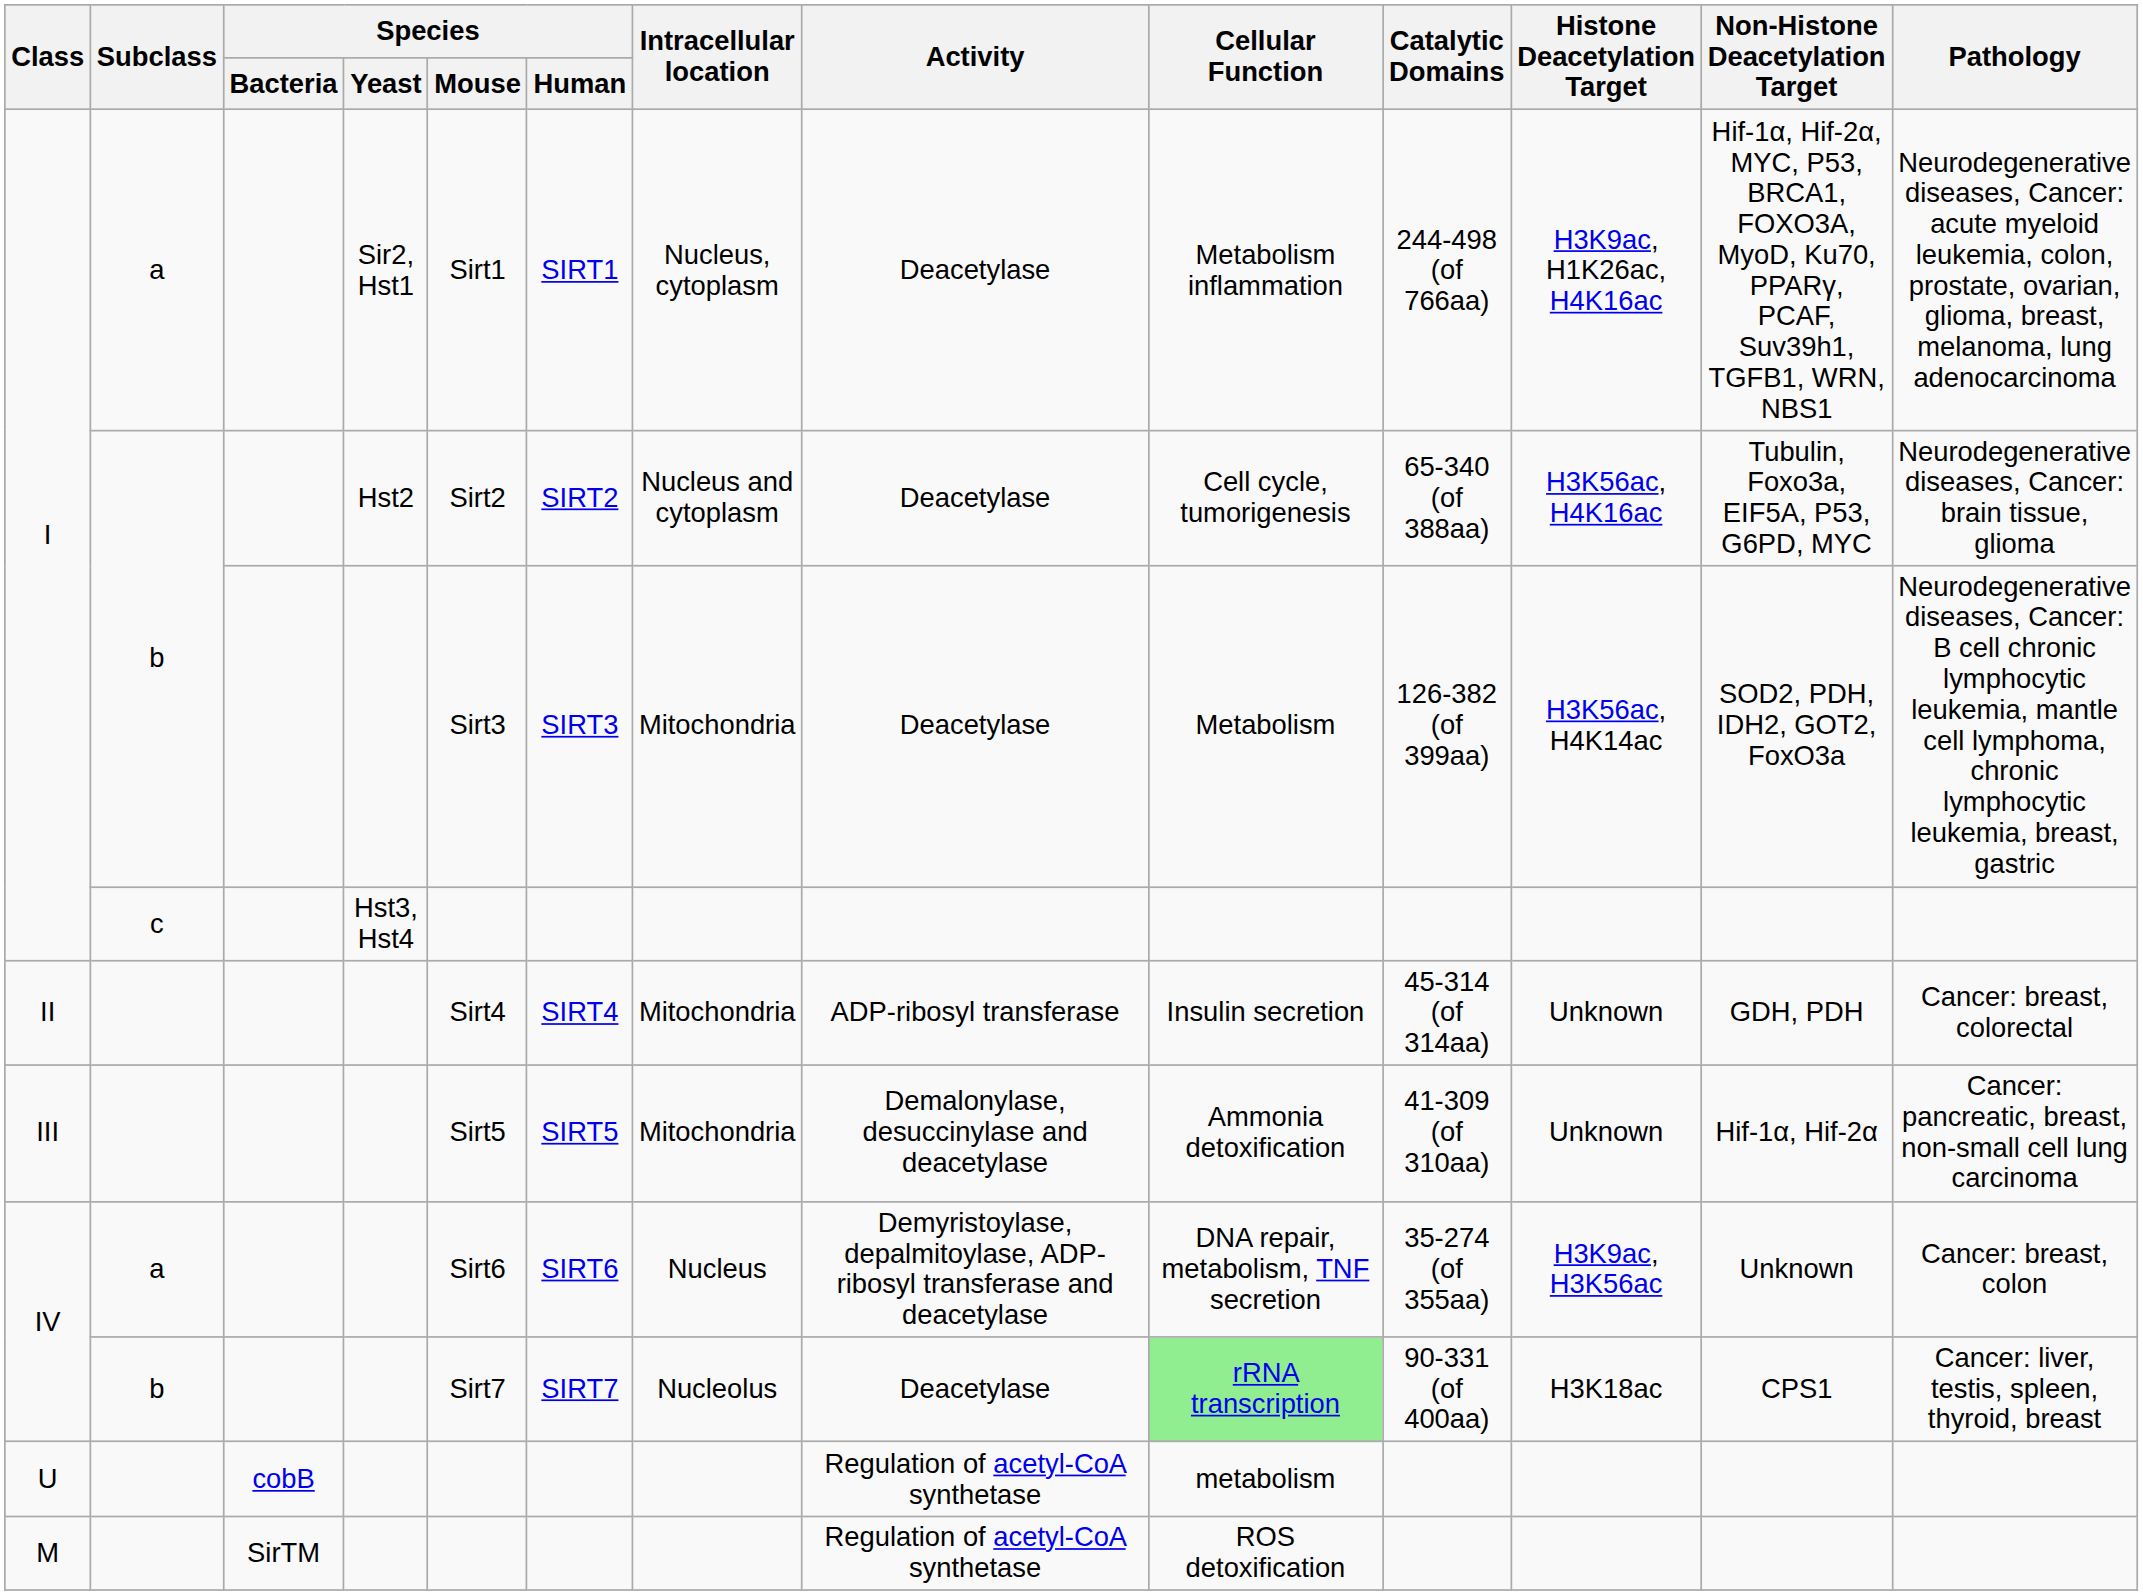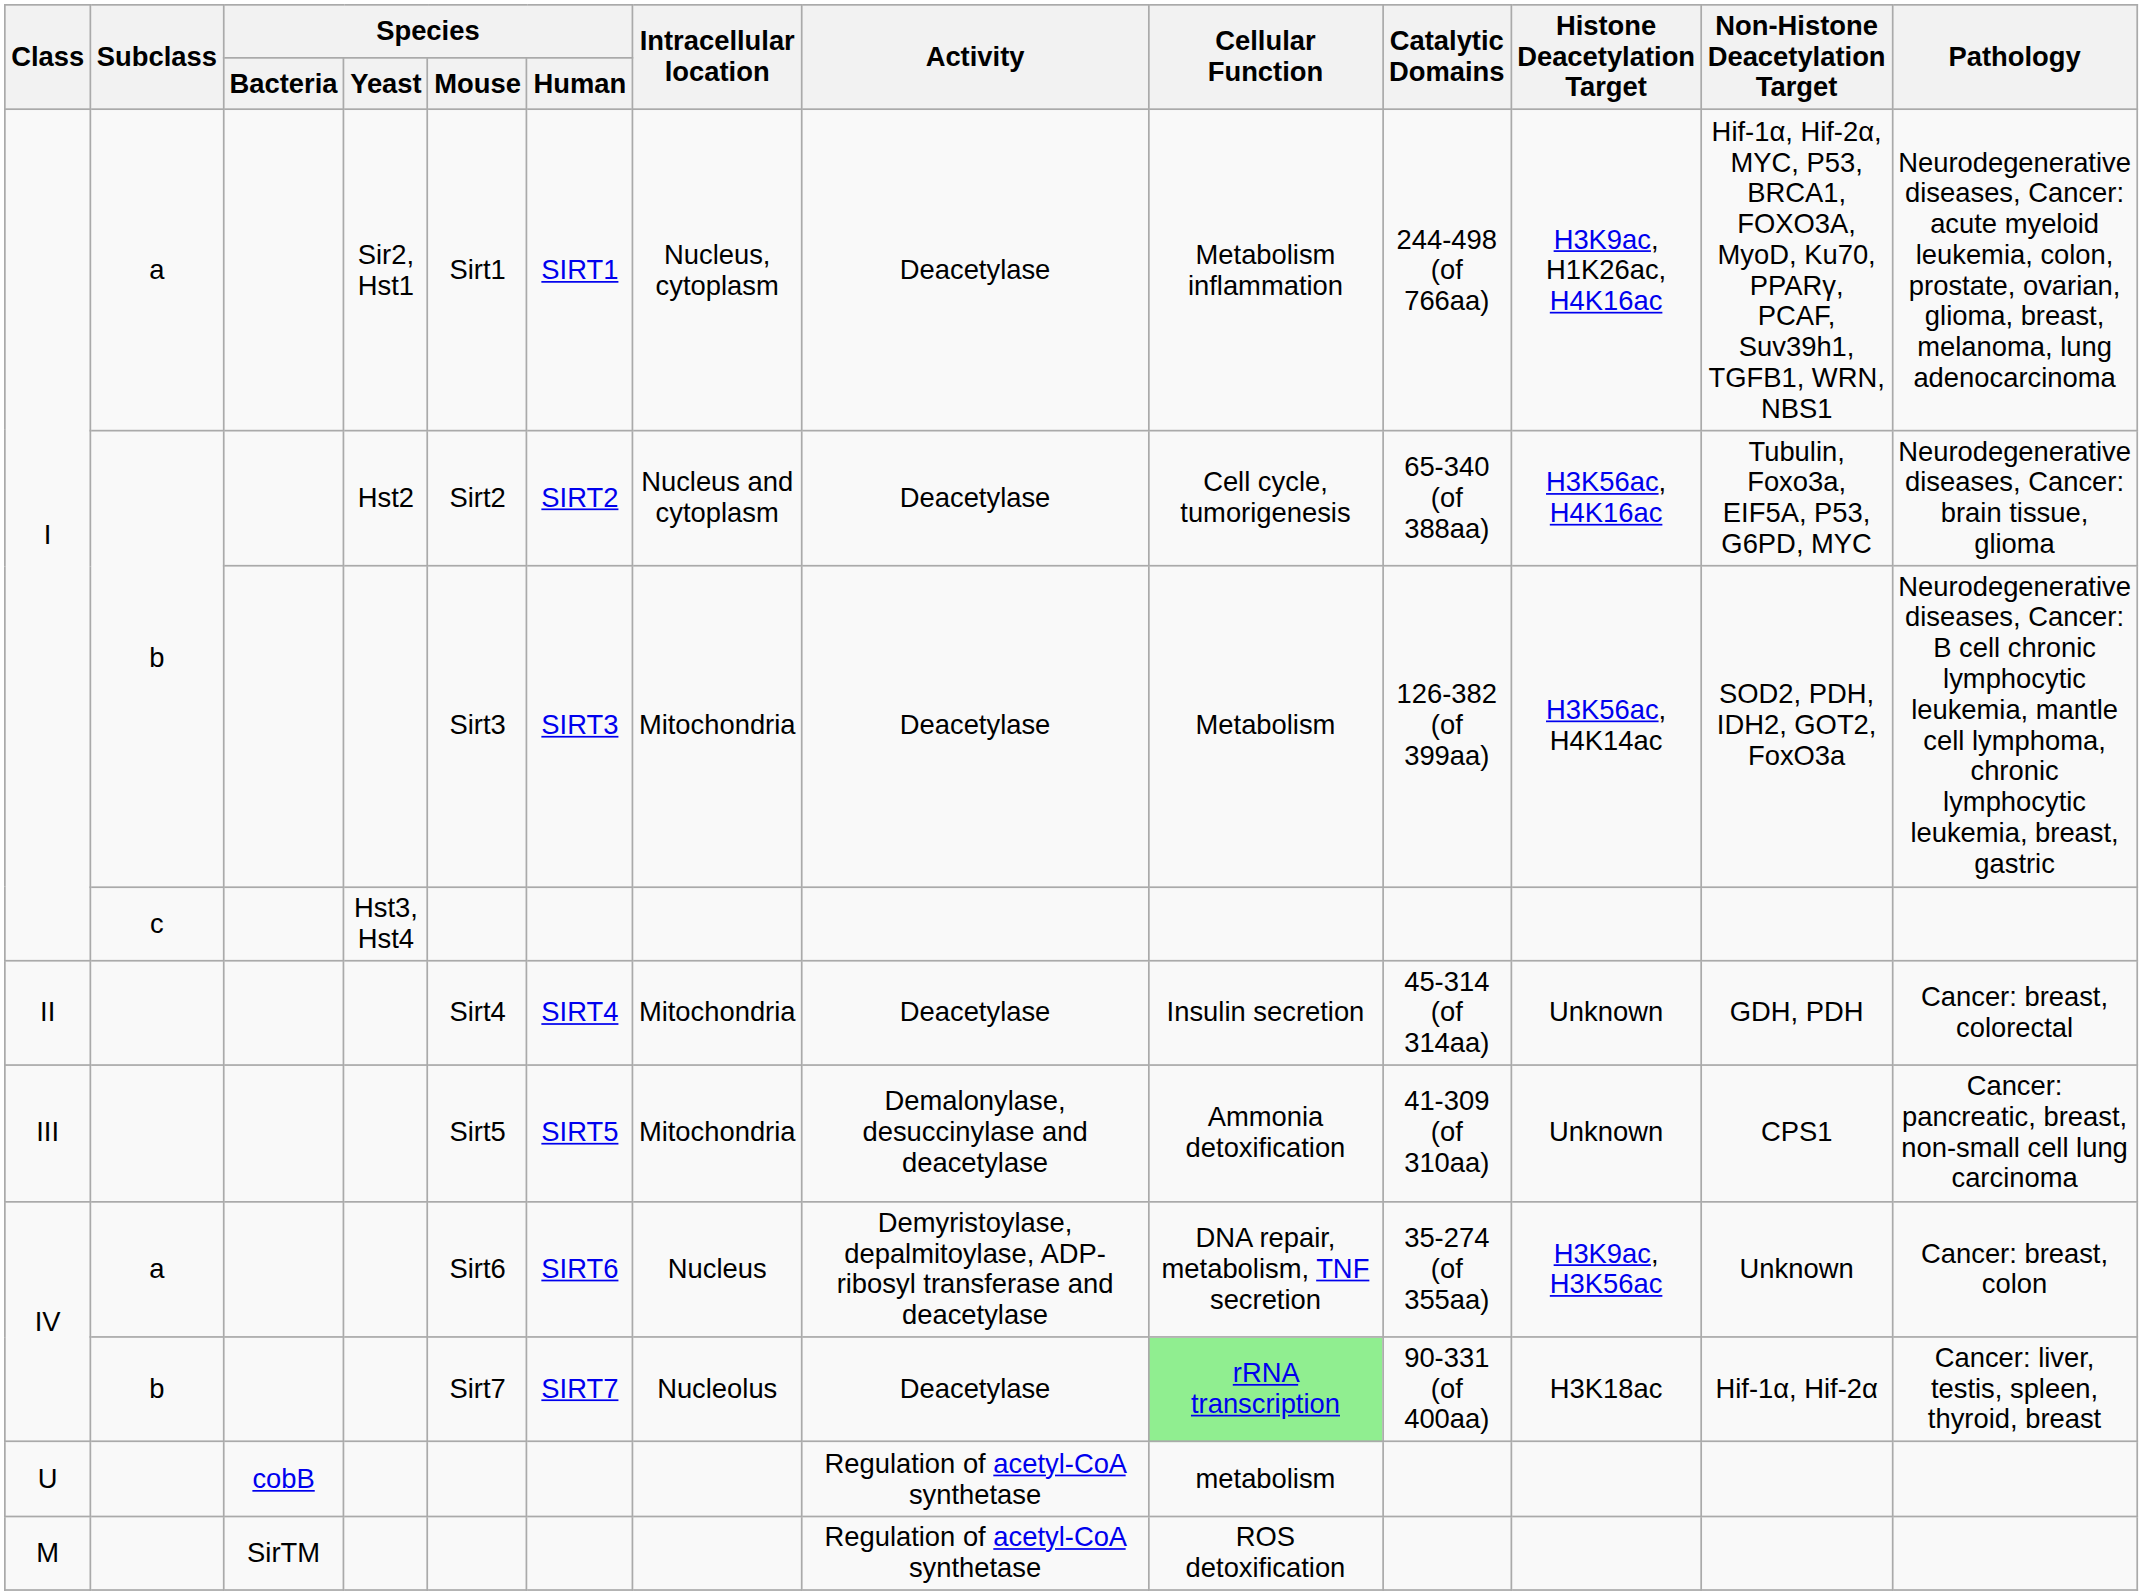(975, 1012) ADP-ribosyl transferase -> (975, 1012) Deacetylase
(1797, 1132) Hif-1α, Hif-2α -> (1797, 1132) CPS1
(1797, 1389) CPS1 -> (1797, 1389) Hif-1α, Hif-2α
